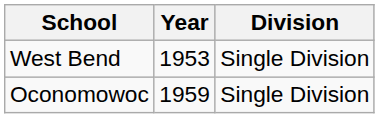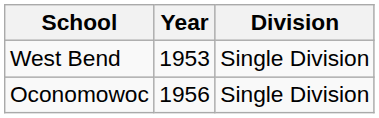(185, 94) 1959 -> (185, 94) 1956
